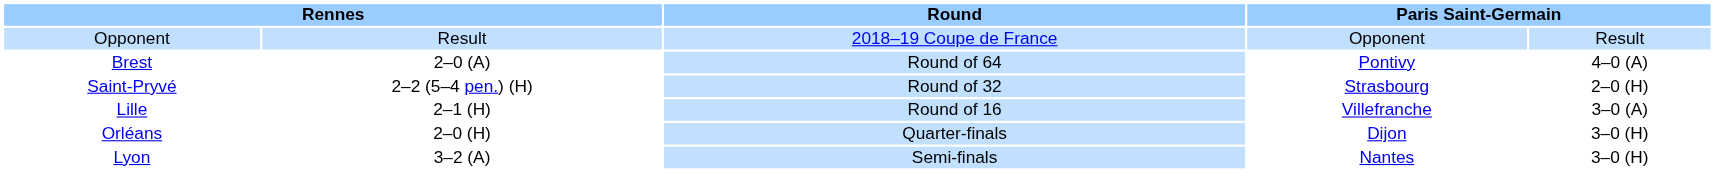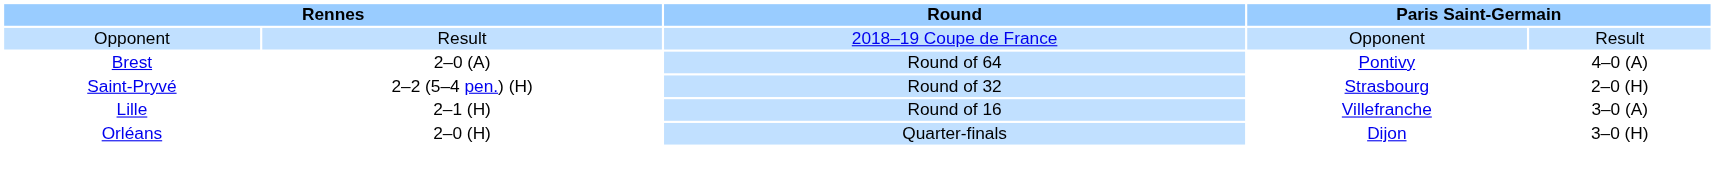- row: (132, 157)
